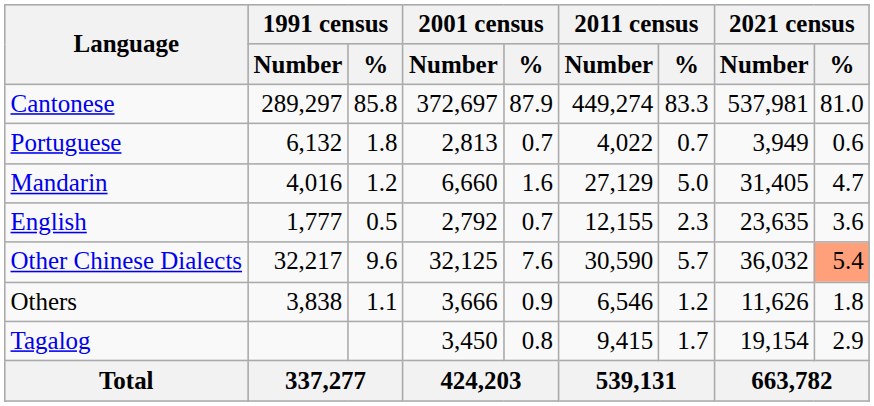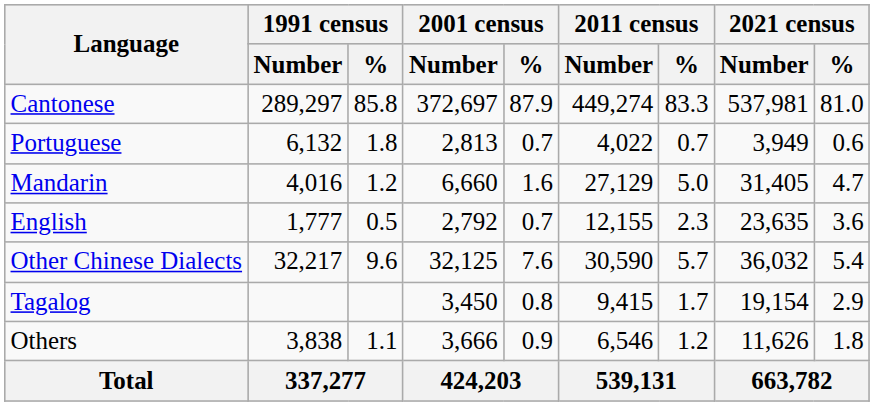(848, 261) lightsalmon background -> (848, 261) no background
rows swapped: (51, 340) <-> (44, 301)
